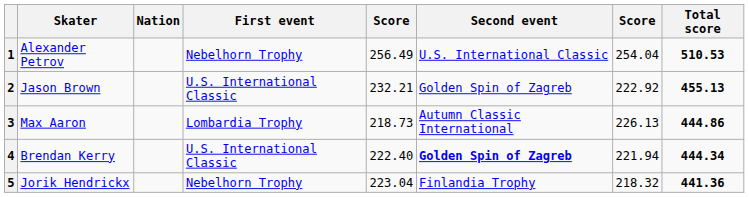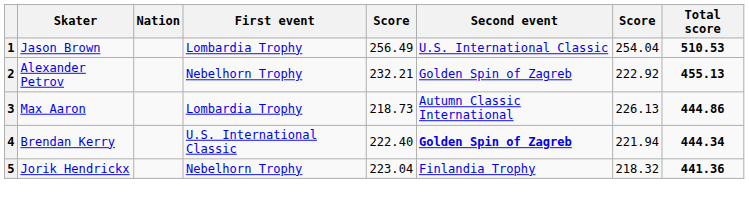(53, 55) Alexander Petrov -> (60, 48) Jason Brown
(244, 55) Nebelhorn Trophy -> (244, 48) Lombardia Trophy
(60, 89) Jason Brown -> (53, 75) Alexander Petrov
(251, 89) U.S. International Classic -> (244, 75) Nebelhorn Trophy
